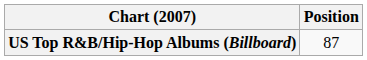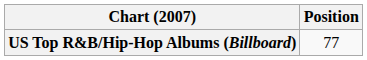(331, 42) 87 -> (331, 42) 77
